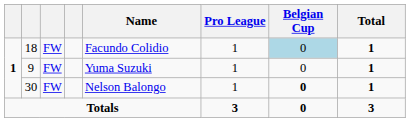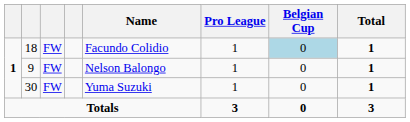(118, 68) Yuma Suzuki -> (125, 68) Nelson Balongo
(125, 87) Nelson Balongo -> (118, 87) Yuma Suzuki
(303, 87) bold -> (303, 87) normal
